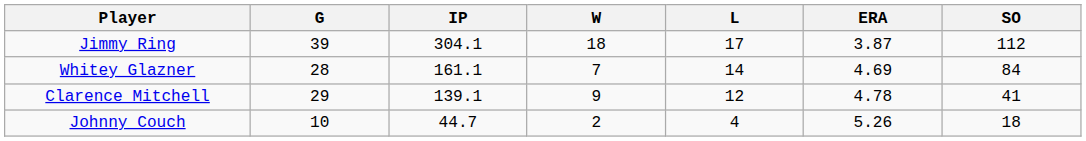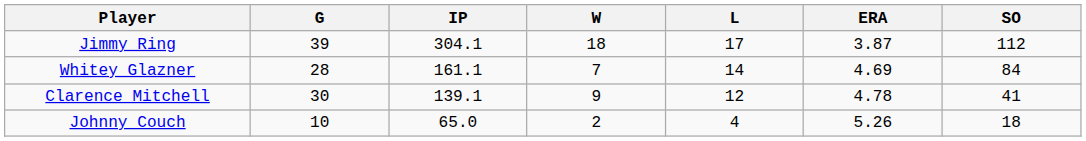(320, 97) 29 -> (320, 97) 30
(458, 123) 44.7 -> (458, 123) 65.0
